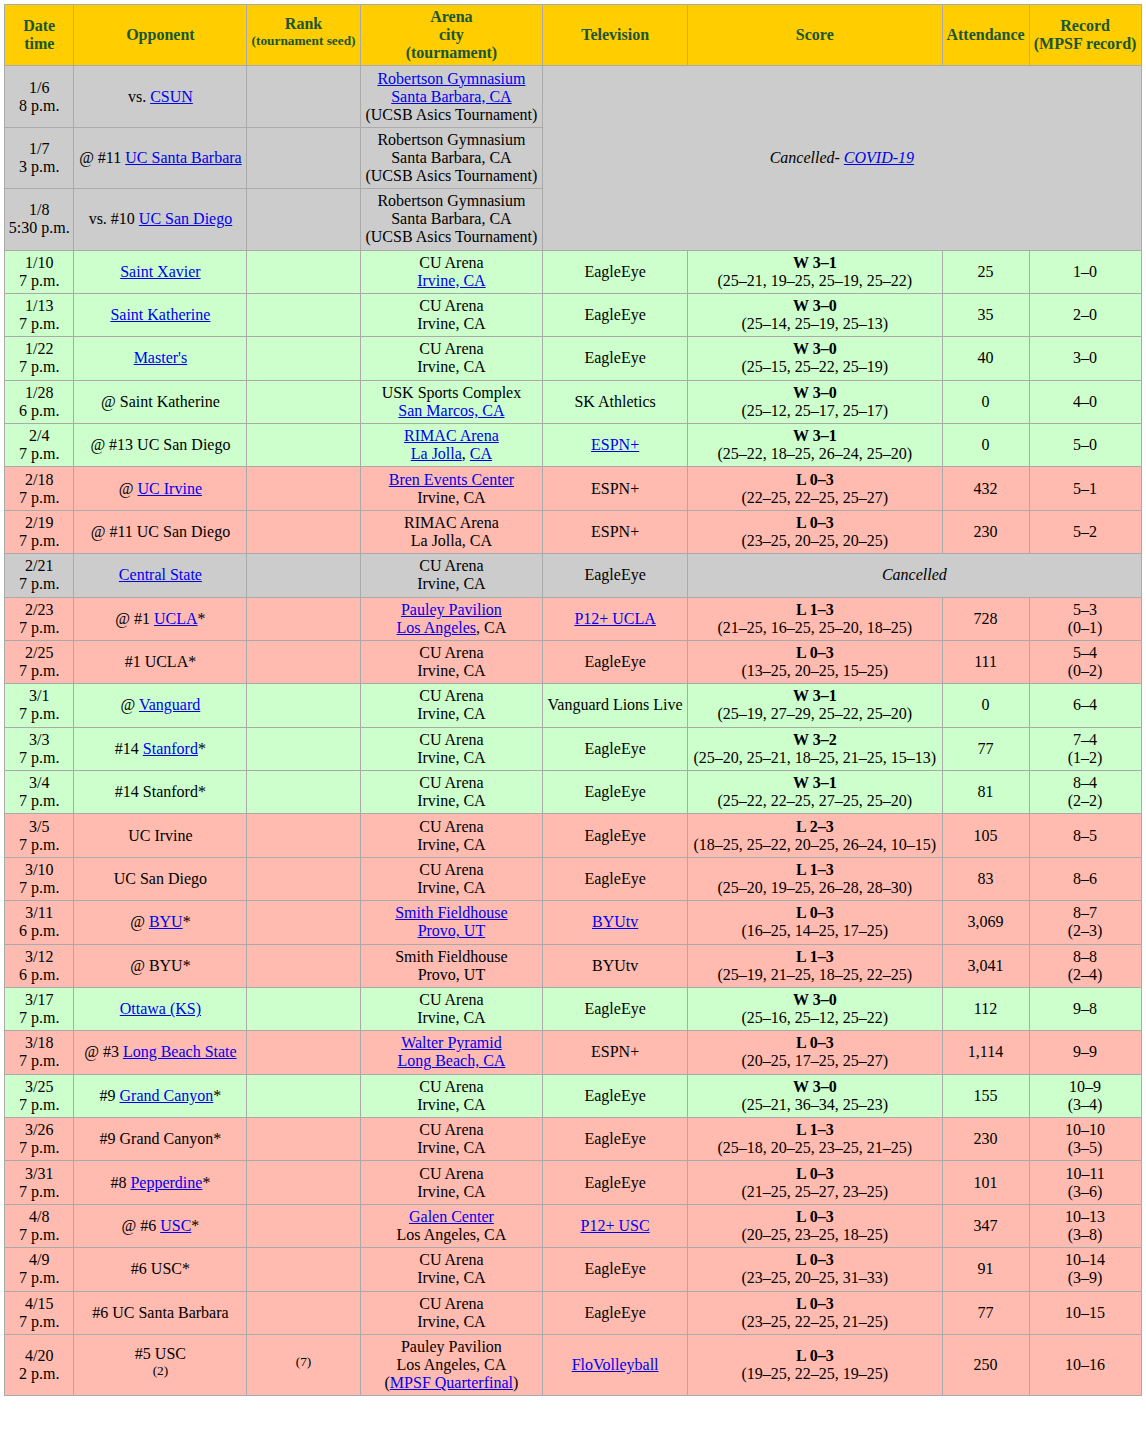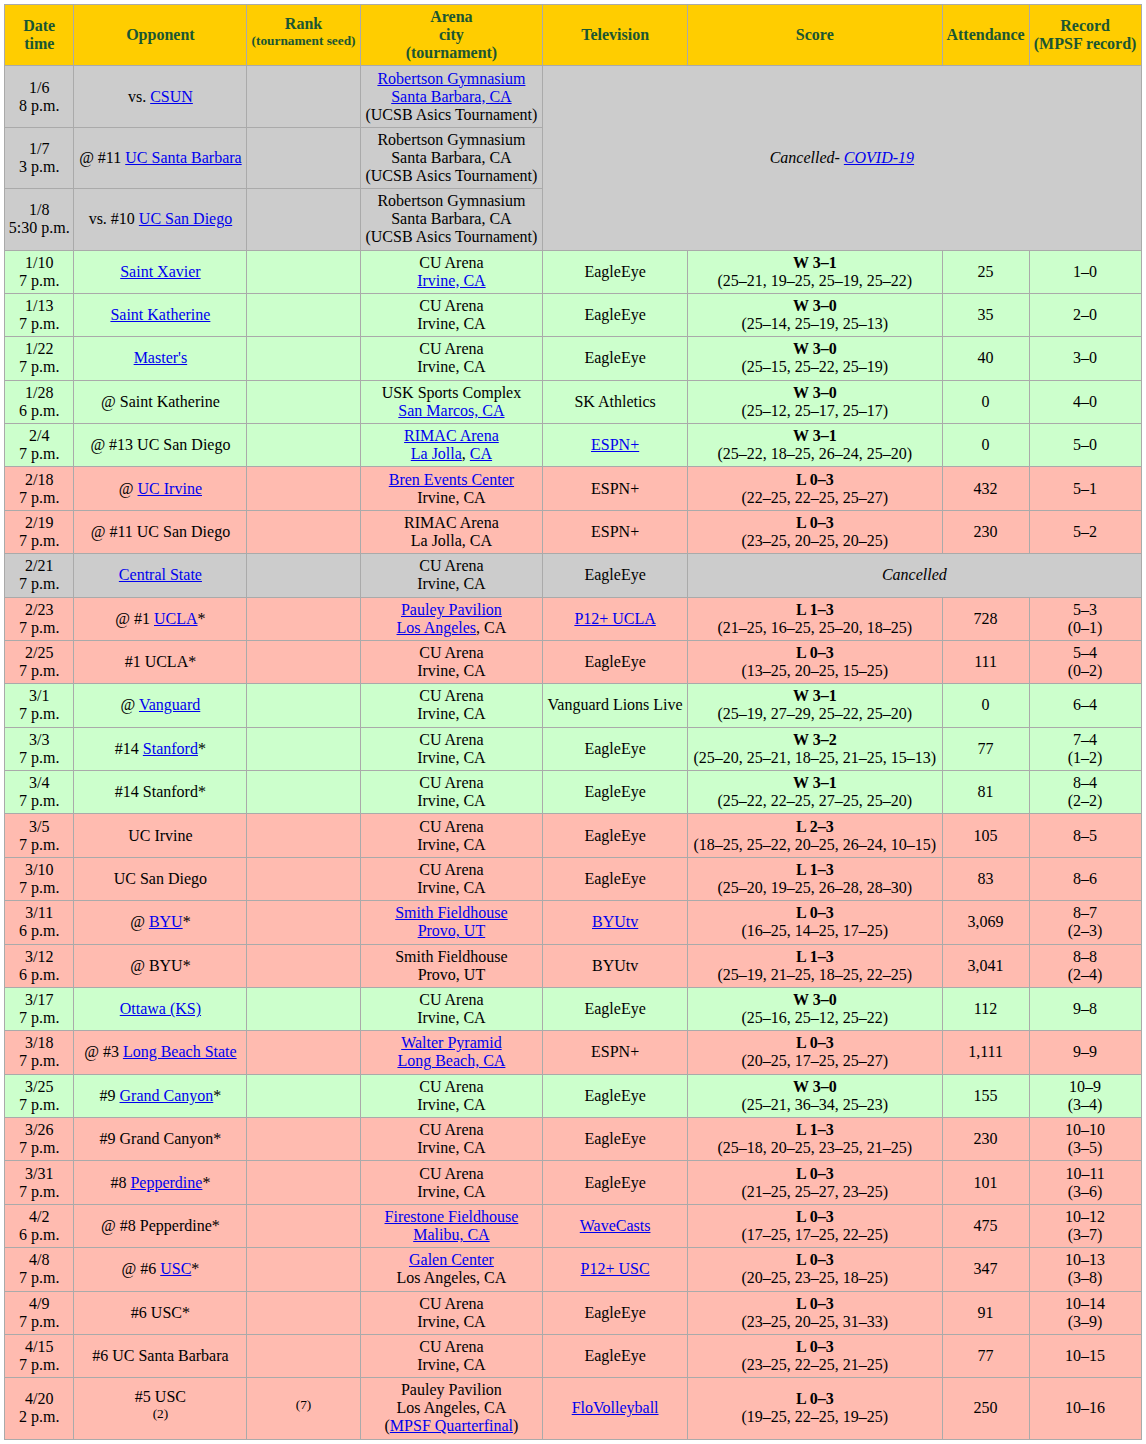(986, 1052) 1,114 -> (986, 1052) 1,111
+ row: (39, 1225)
